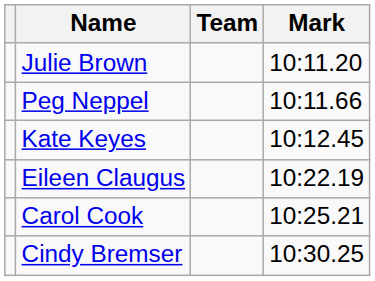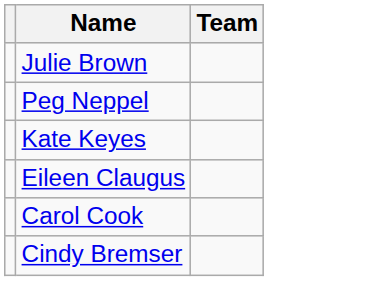- column: (317, 23)
